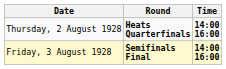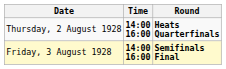columns swapped: (207, 11) <-> (158, 11)
